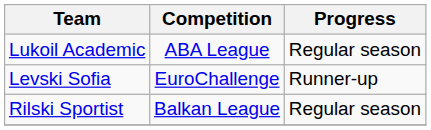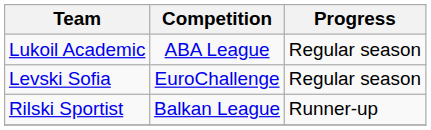(333, 79) Runner-up -> (355, 79) Regular season
(355, 109) Regular season -> (333, 109) Runner-up
